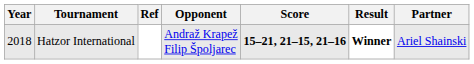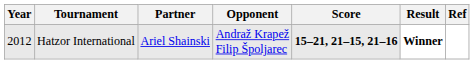columns swapped: (432, 14) <-> (150, 14)
(19, 41) 2018 -> (19, 41) 2012
